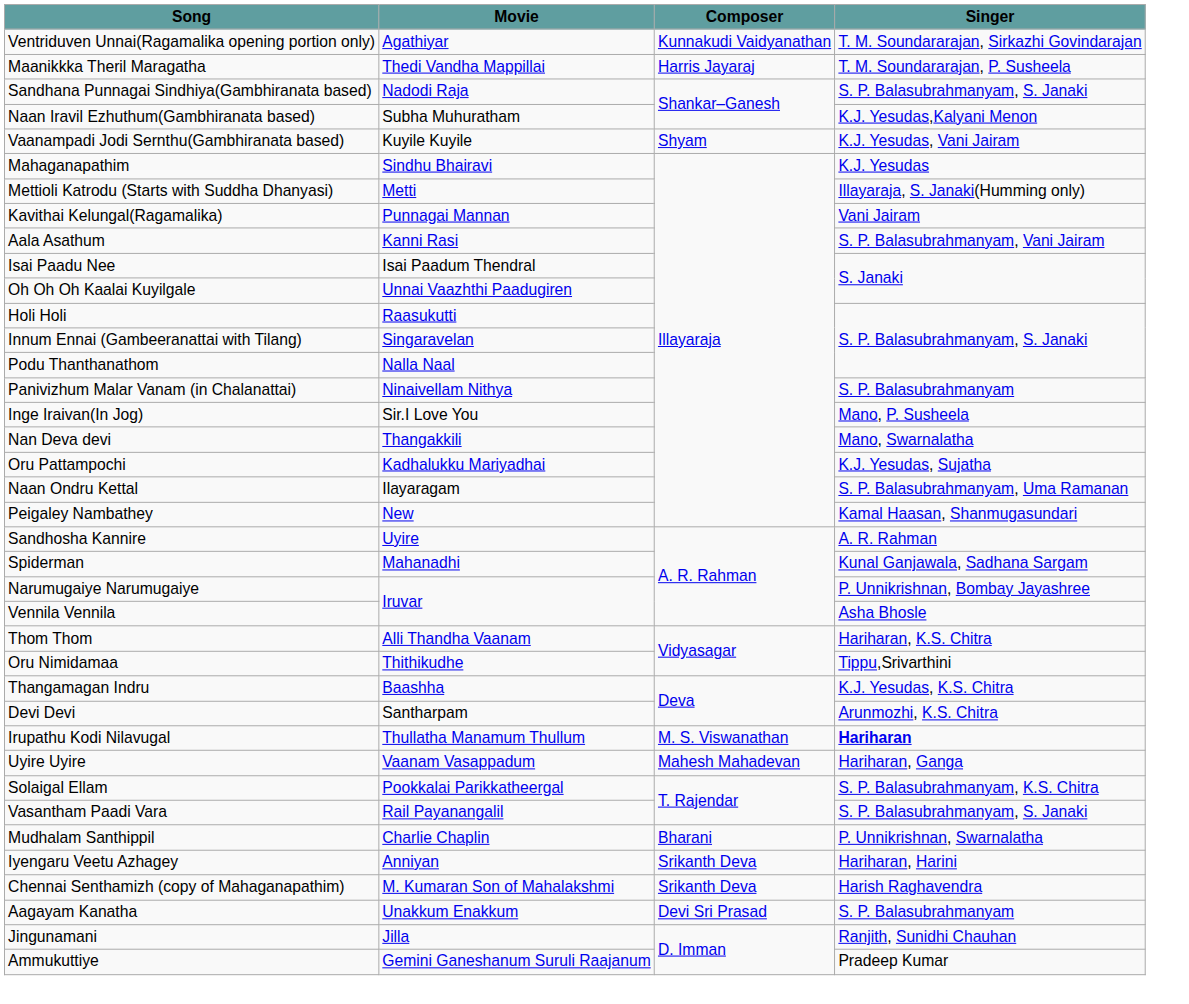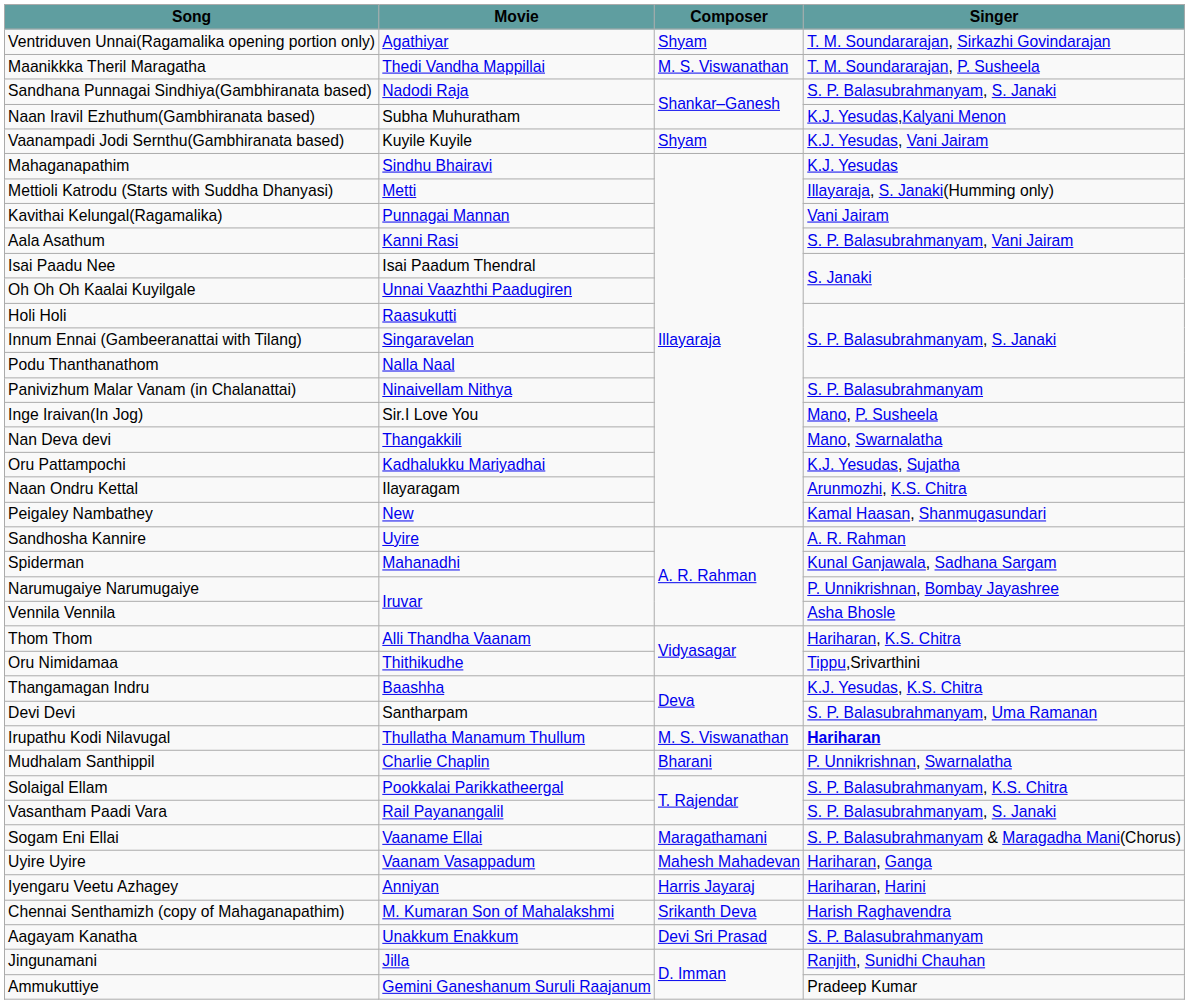(745, 41) Kunnakudi Vaidyanathan -> (682, 41) Shyam
(706, 66) Harris Jayaraj -> (723, 66) M. S. Viswanathan
(983, 489) S. P. Balasubrahmanyam, Uma Ramanan -> (887, 489) Arunmozhi, K.S. Chitra
(918, 713) Arunmozhi, K.S. Chitra -> (952, 713) S. P. Balasubrahmanyam, Uma Ramanan
rows swapped: (81, 837) <-> (47, 762)
+ row: (63, 837)
(707, 862) Srikanth Deva -> (706, 887) Harris Jayaraj
